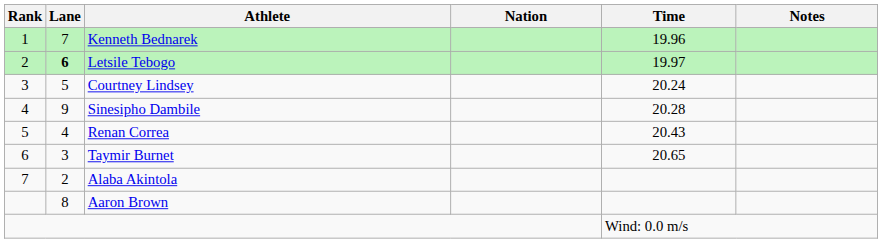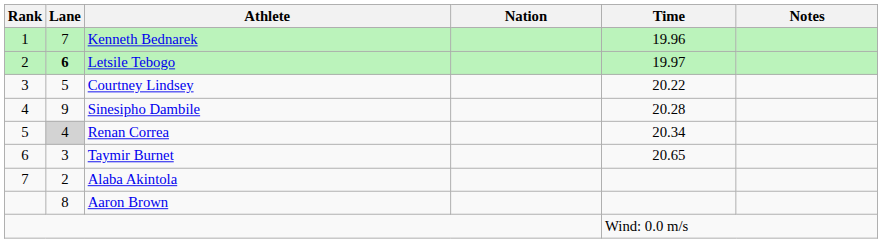(669, 86) 20.24 -> (669, 86) 20.22
(65, 132) no background -> (65, 132) lightgrey background
(669, 132) 20.43 -> (669, 132) 20.34
